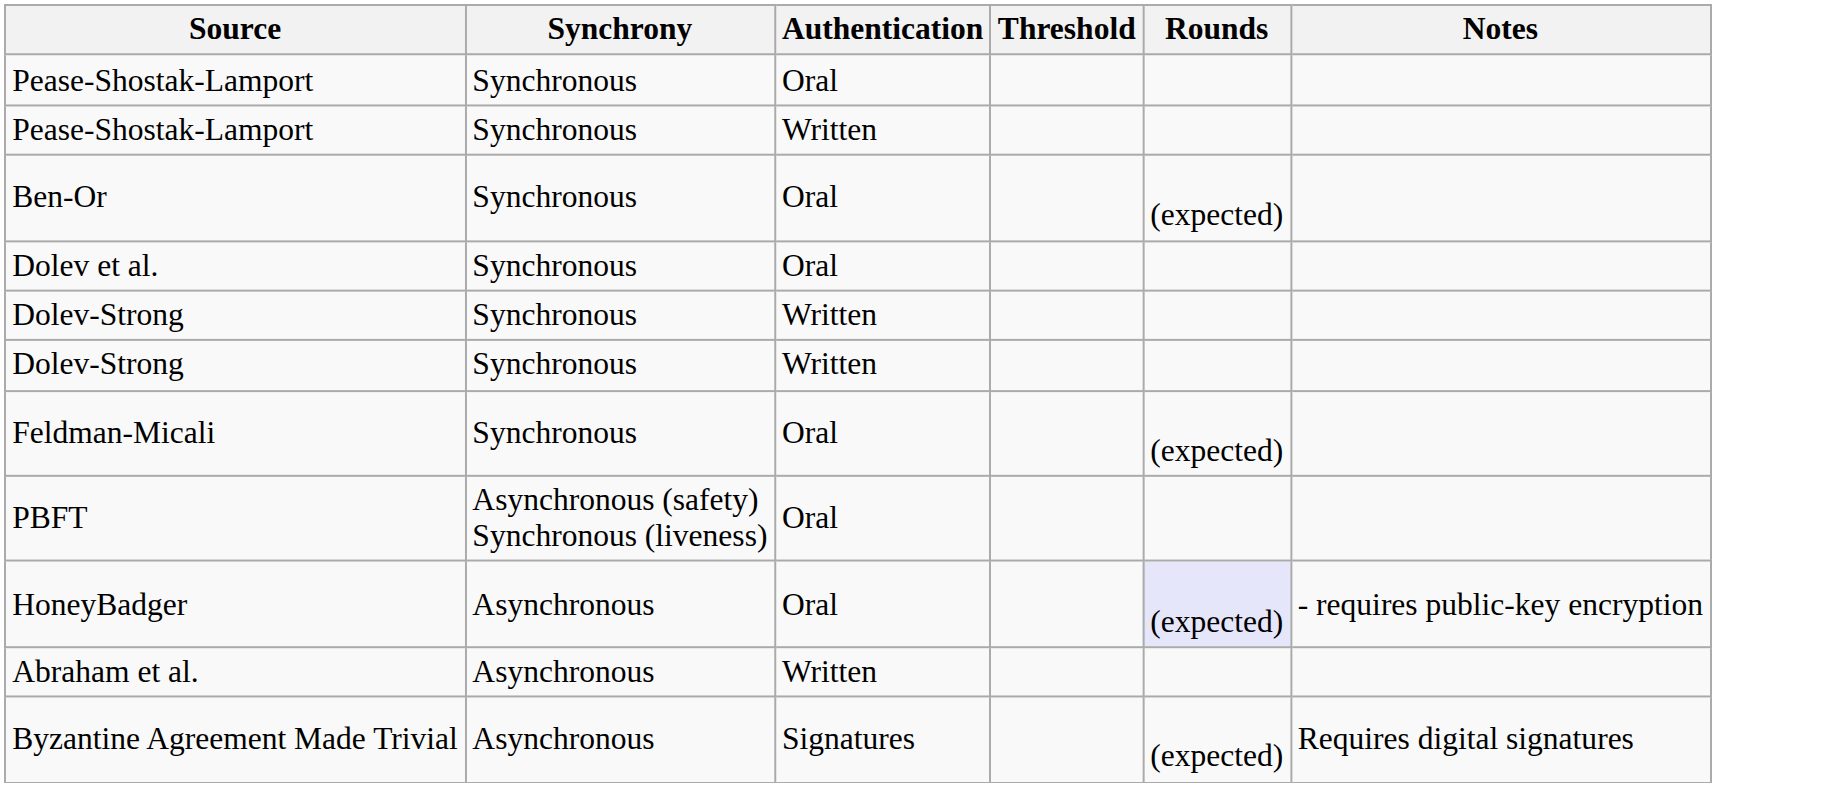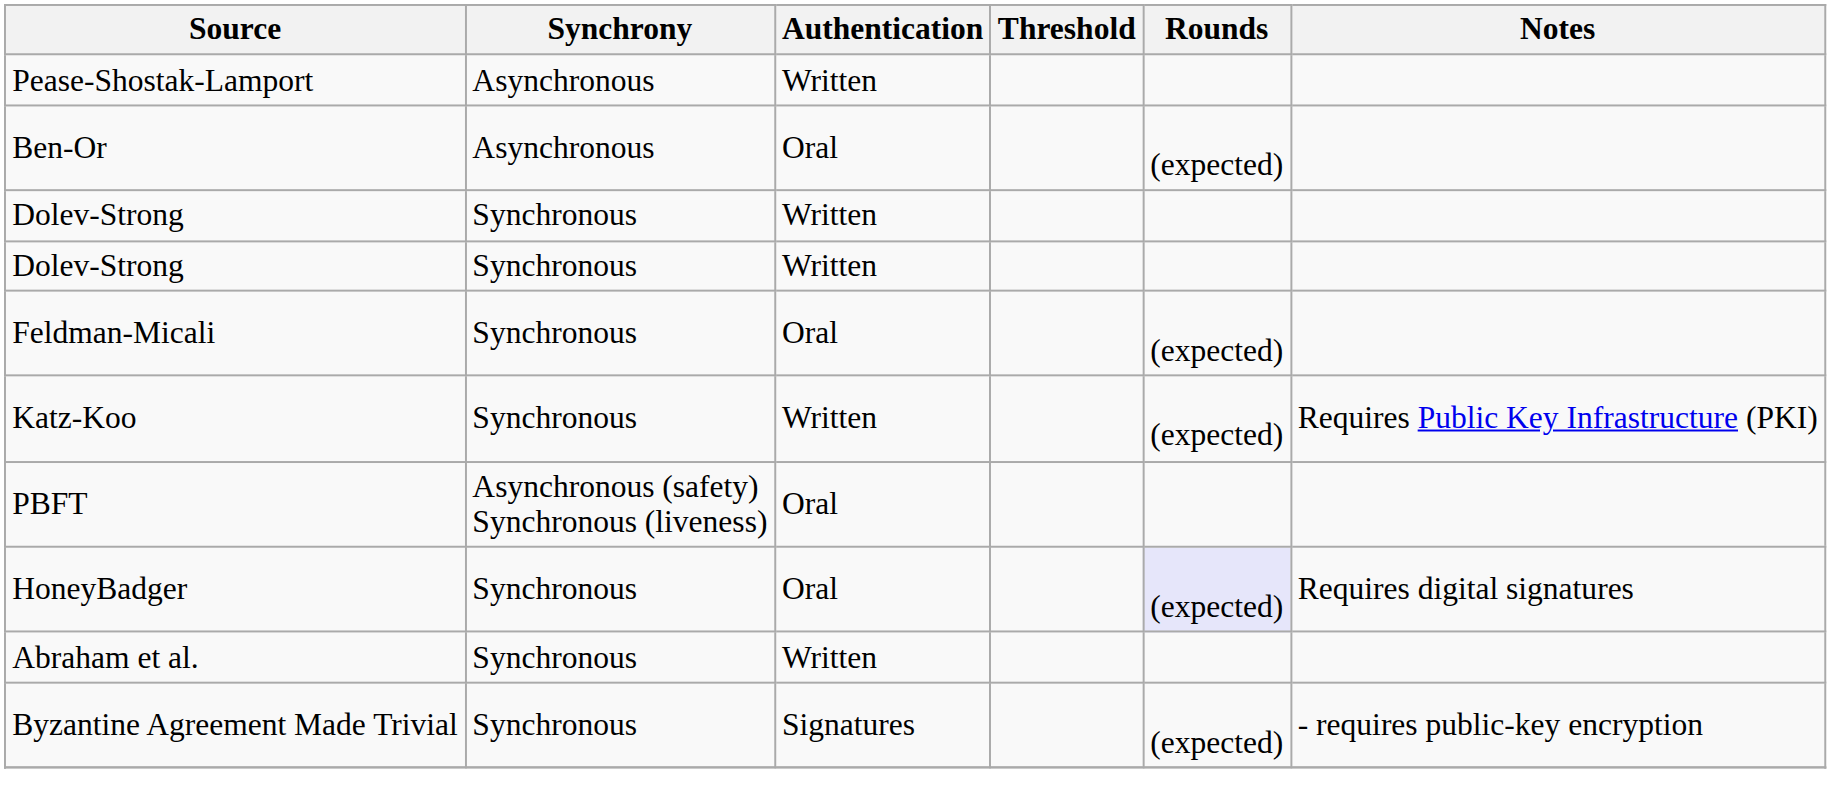- row: (163, 79)
(555, 129) Synchronous -> (563, 79) Asynchronous
(555, 197) Synchronous -> (563, 147) Asynchronous
- row: (85, 264)
+ row: (74, 418)
(563, 603) Asynchronous -> (555, 588) Synchronous
(1500, 603) - requires public-key encryption -> (1466, 588) Requires digital signatures
(563, 671) Asynchronous -> (555, 656) Synchronous
(563, 738) Asynchronous -> (555, 724) Synchronous
(1466, 738) Requires digital signatures -> (1500, 724) - requires public-key encryption
